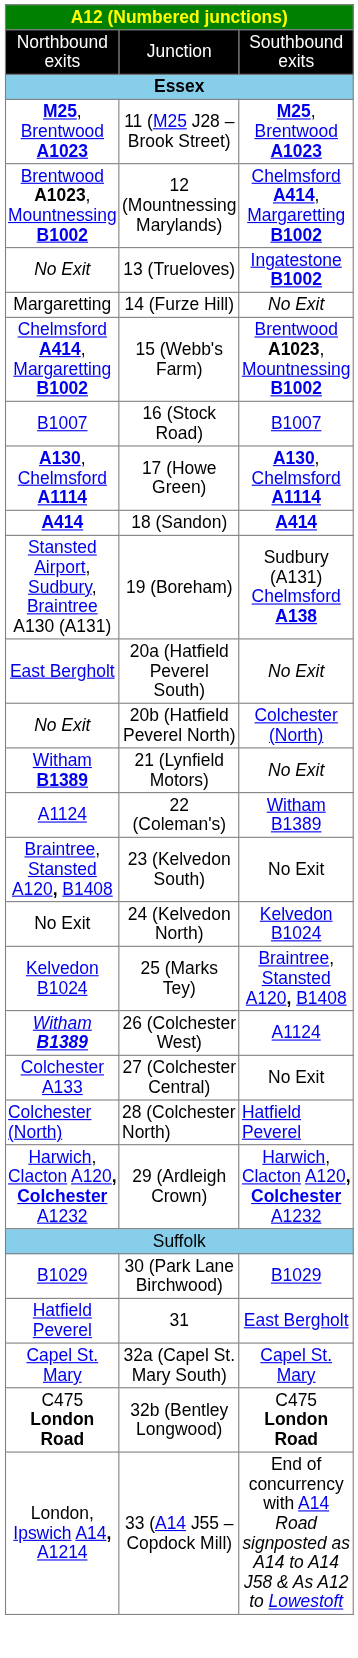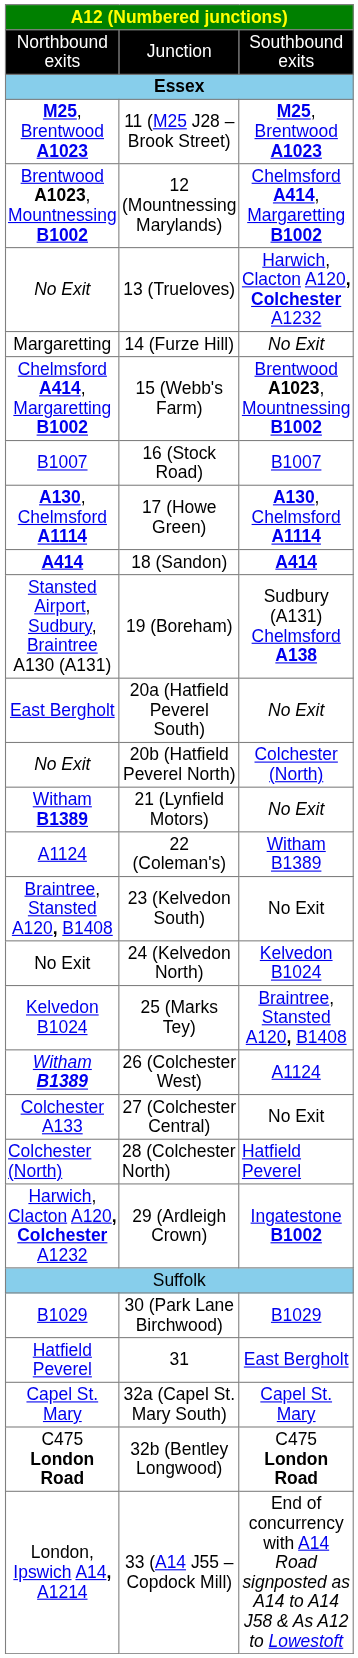(296, 269) Ingatestone B1002 -> (296, 289) Harwich, Clacton A120, Colchester A1232
(296, 1186) Harwich, Clacton A120, Colchester A1232 -> (296, 1225) Ingatestone B1002
